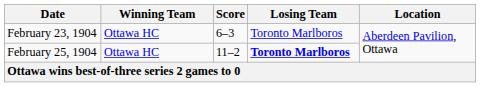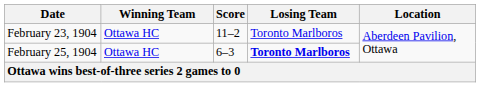(225, 33) 6–3 -> (228, 33) 11–2
(228, 52) 11–2 -> (225, 52) 6–3
